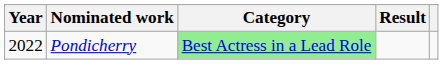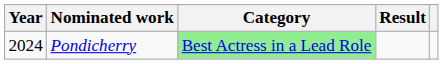(26, 45) 2022 -> (26, 45) 2024
